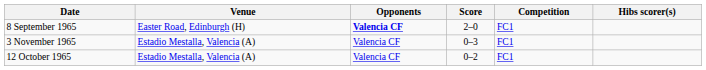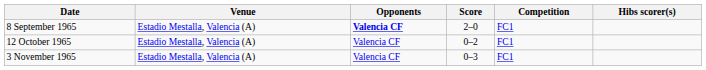(191, 27) Easter Road, Edinburgh (H) -> (196, 27) Estadio Mestalla, Valencia (A)
rows swapped: (39, 57) <-> (41, 42)
